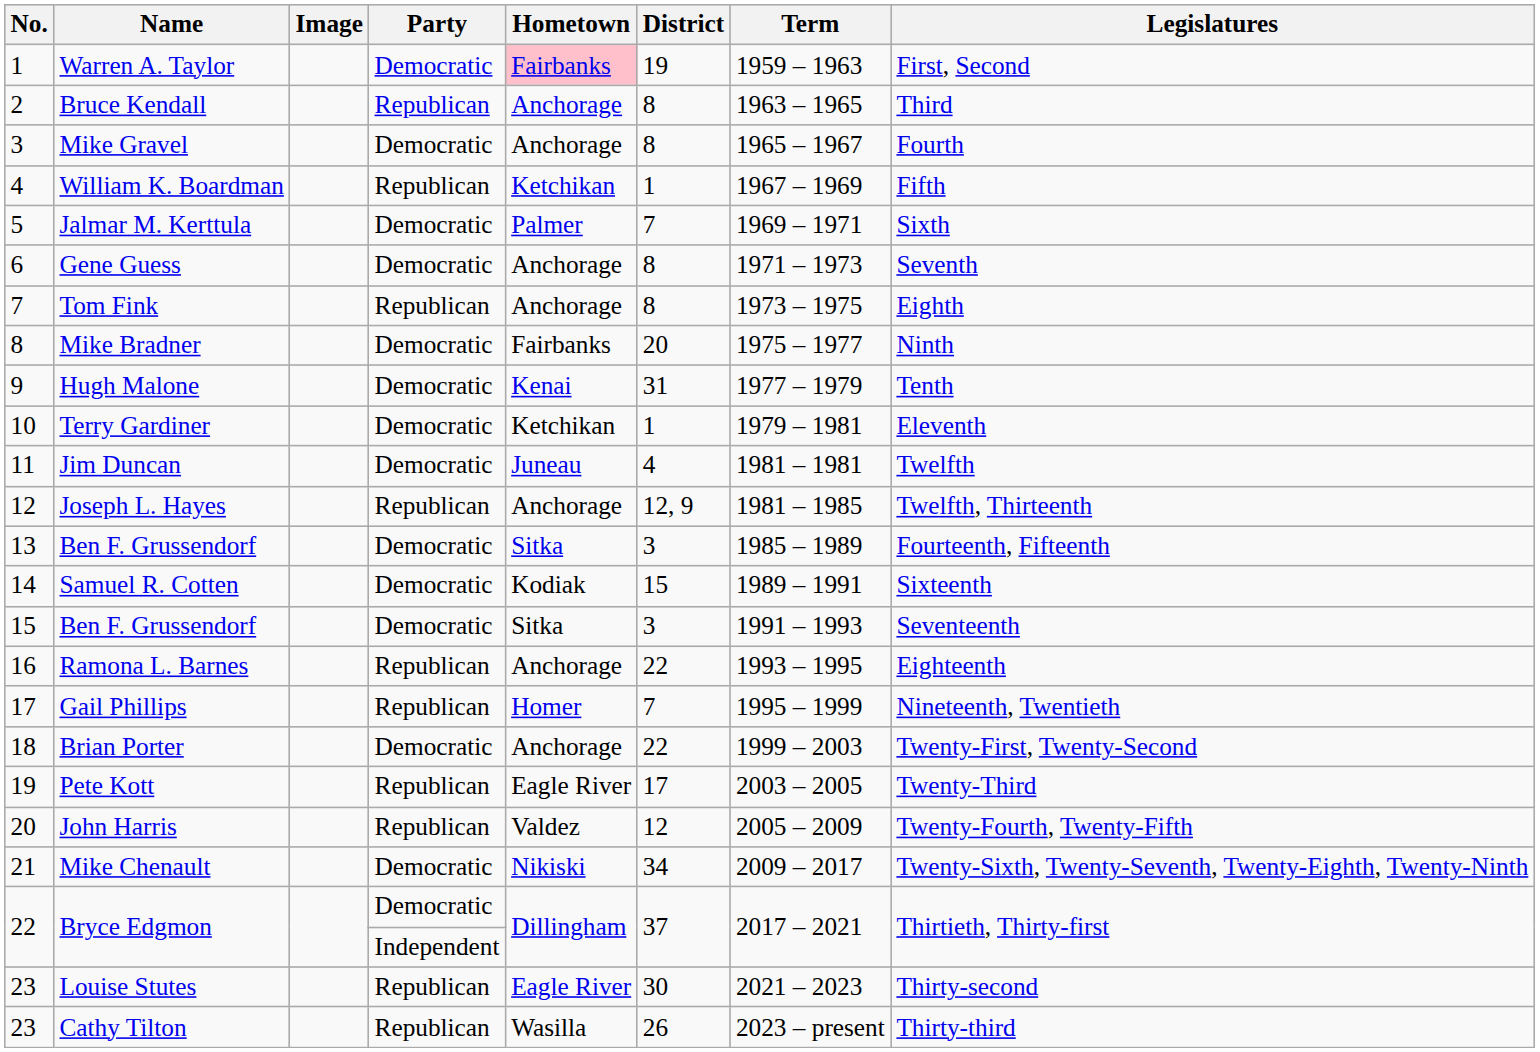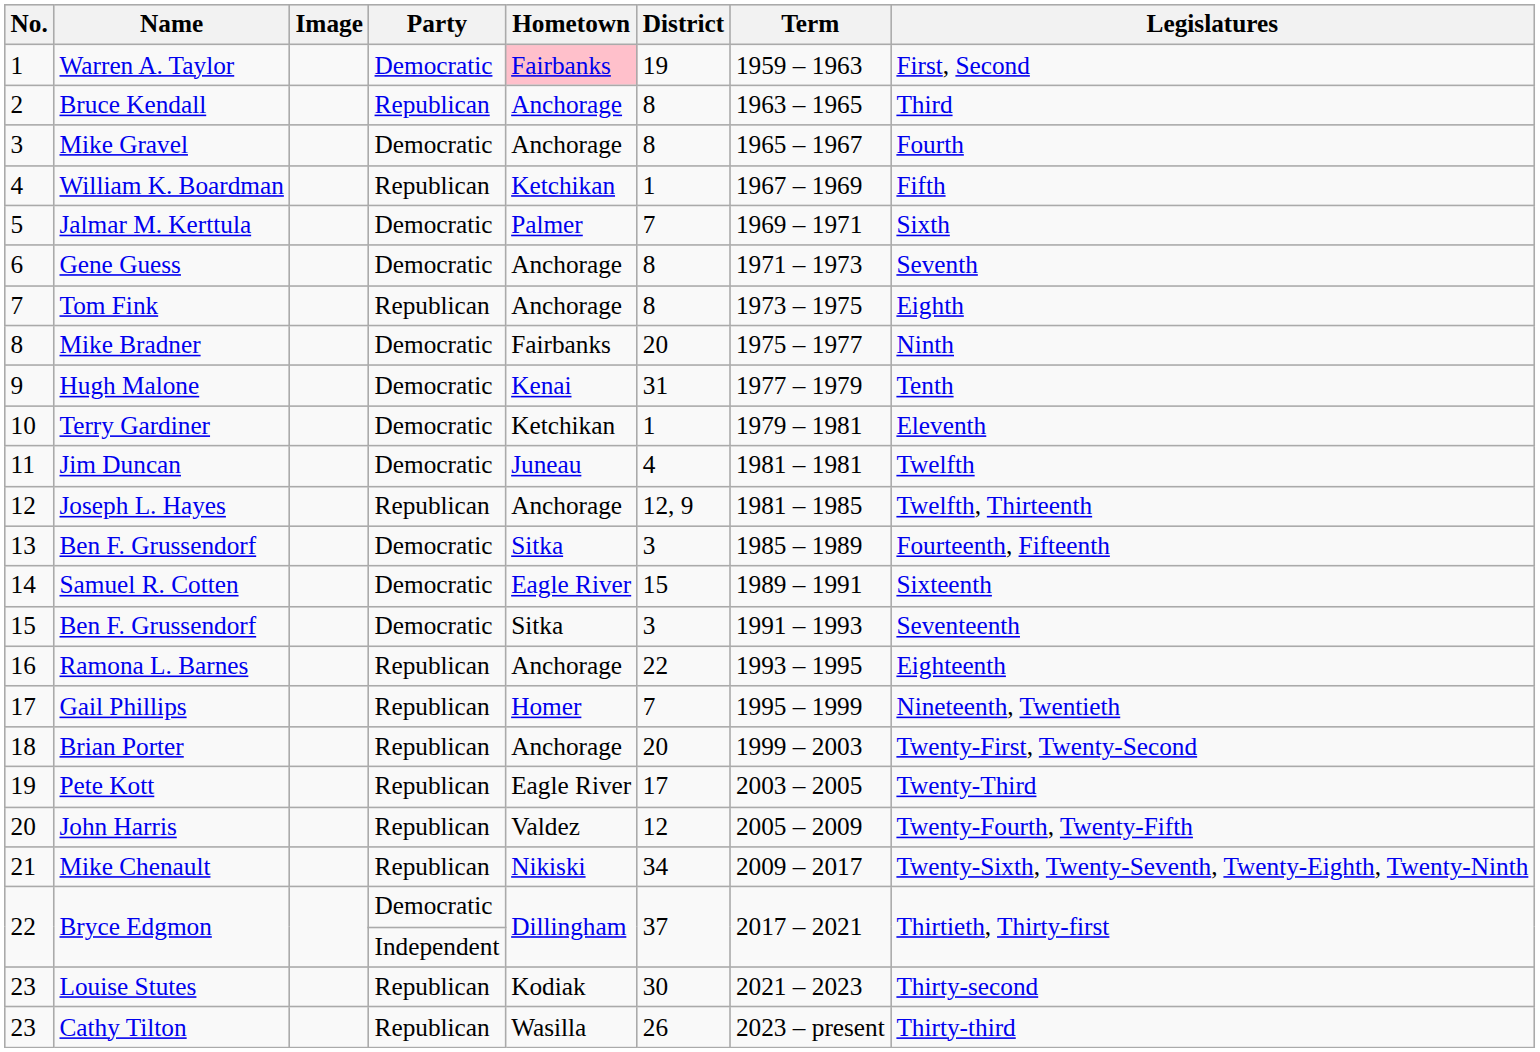(548, 585) Kodiak -> (571, 585) Eagle River
(434, 746) Democratic -> (432, 746) Republican
(655, 746) 22 -> (655, 746) 20
(434, 866) Democratic -> (432, 866) Republican
(571, 986) Eagle River -> (548, 986) Kodiak
